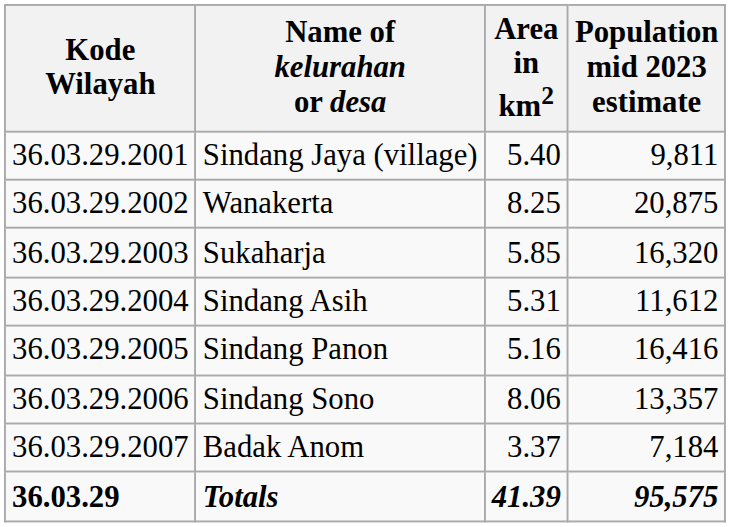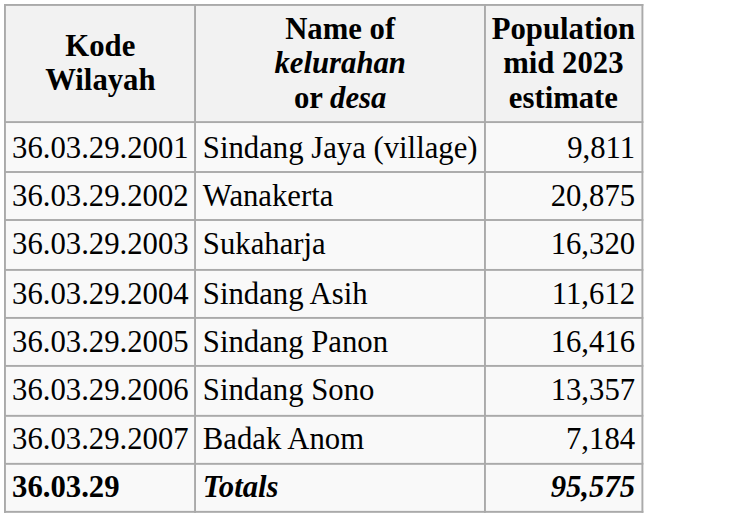- column: (526, 67)
